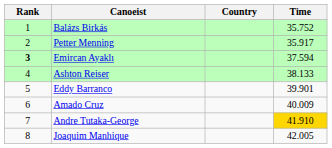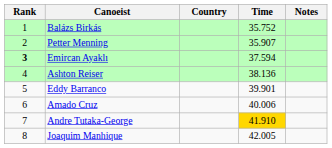+ column: (306, 12)
(300, 43) 35.917 -> (262, 43) 35.907
(300, 74) 38.133 -> (262, 74) 38.136
(300, 105) 40.009 -> (262, 105) 40.006
